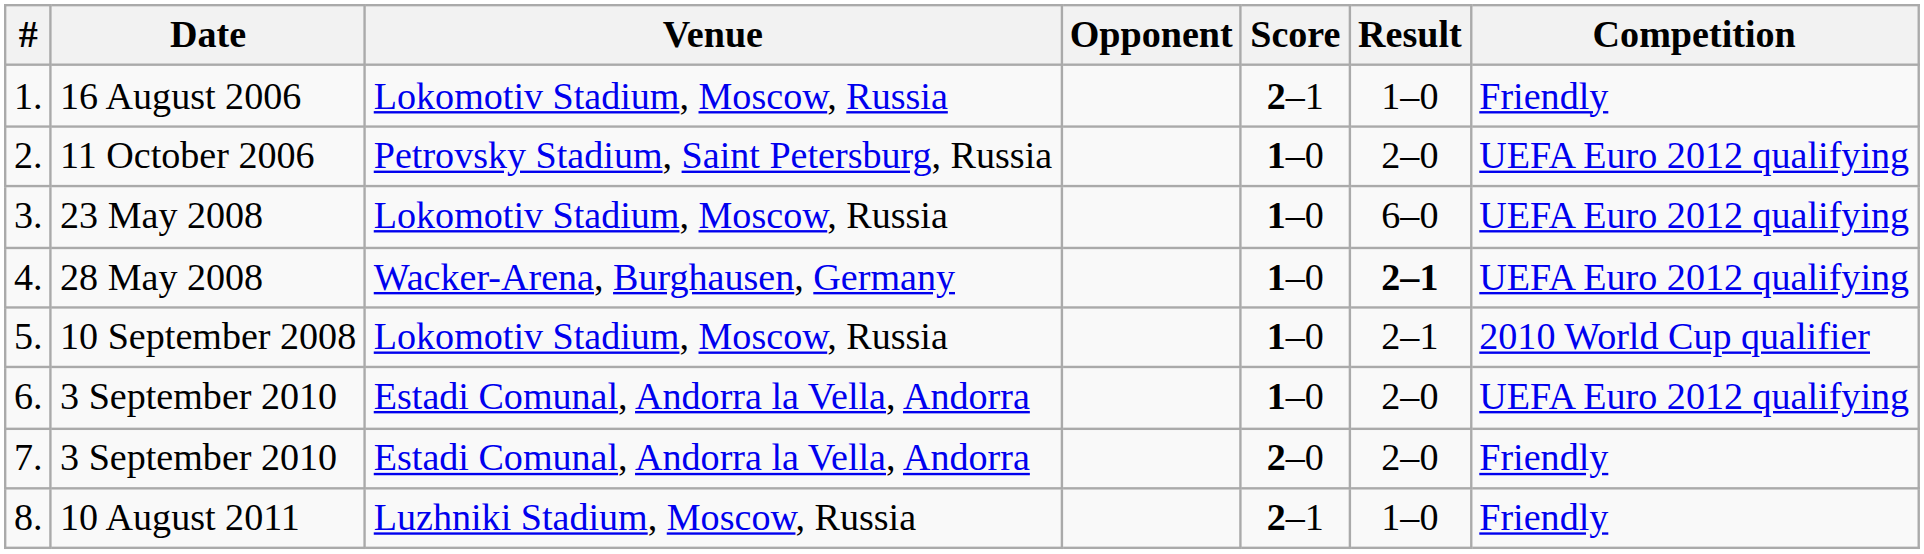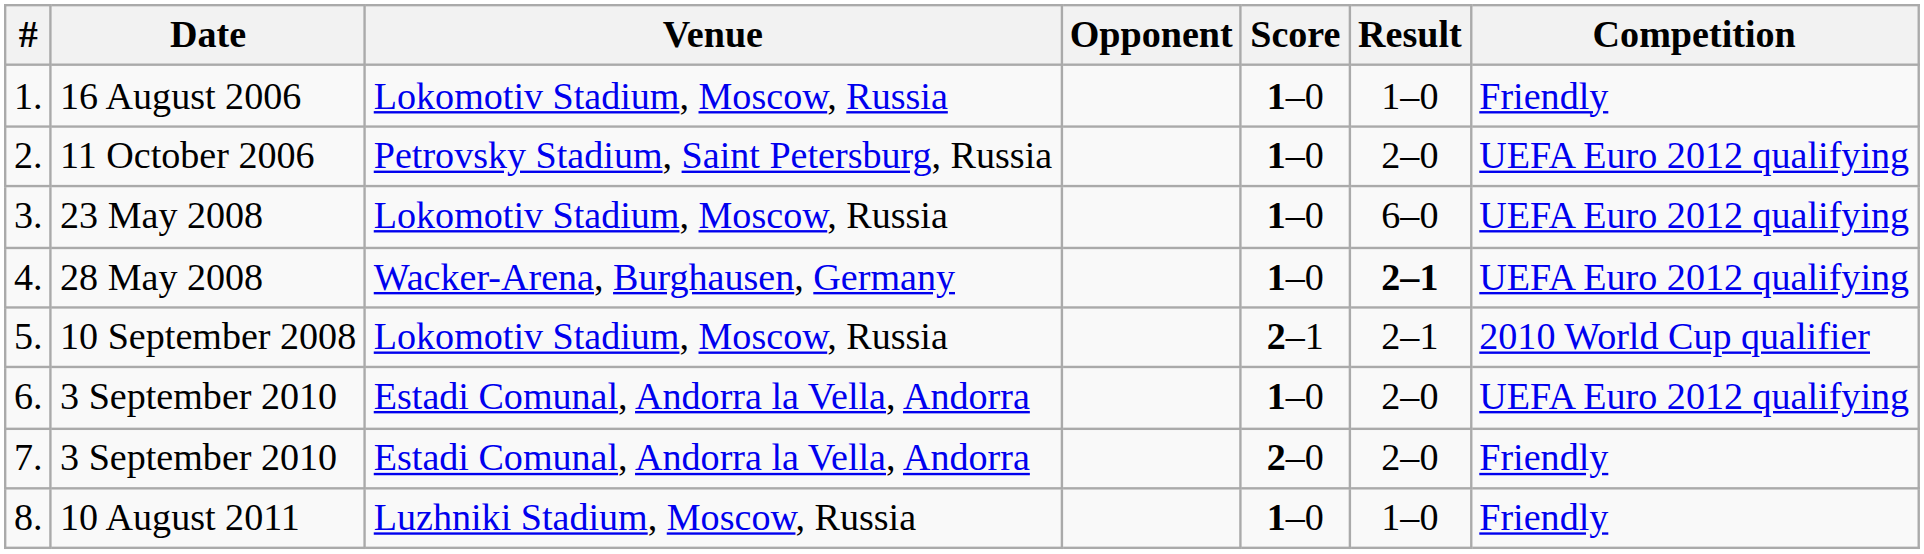(1295, 95) 2–1 -> (1295, 95) 1–0
(1295, 336) 1–0 -> (1295, 336) 2–1
(1295, 517) 2–1 -> (1295, 517) 1–0
